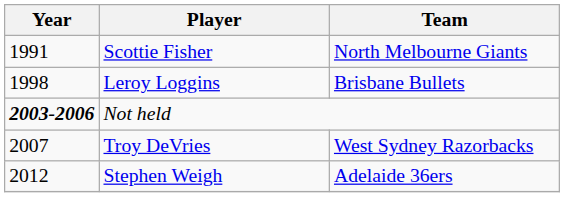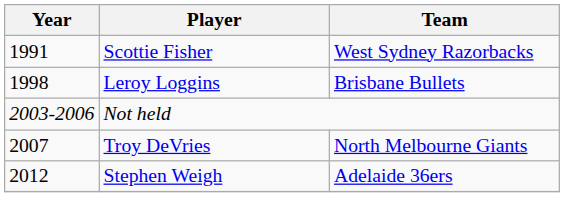(431, 51) North Melbourne Giants -> (434, 51) West Sydney Razorbacks
(52, 113) bold -> (52, 113) normal
(434, 144) West Sydney Razorbacks -> (431, 144) North Melbourne Giants
